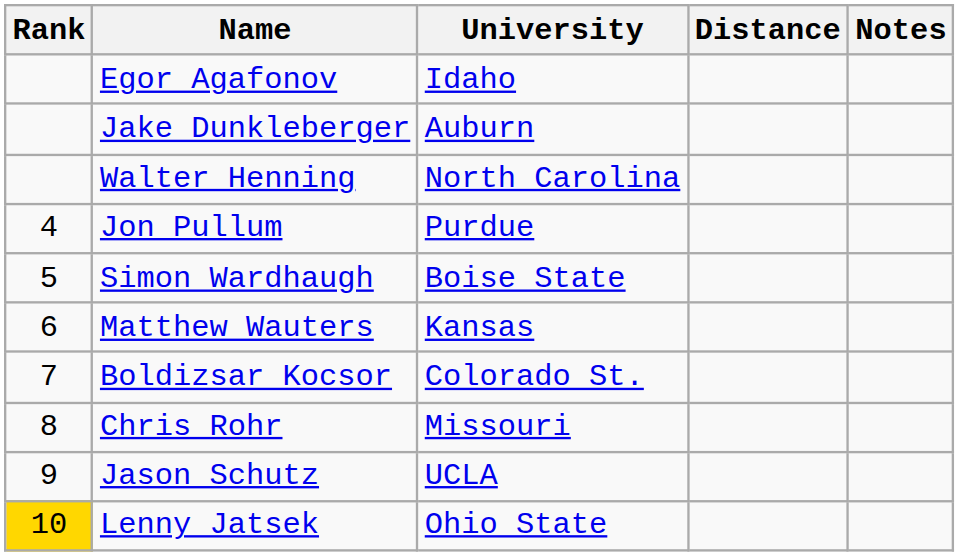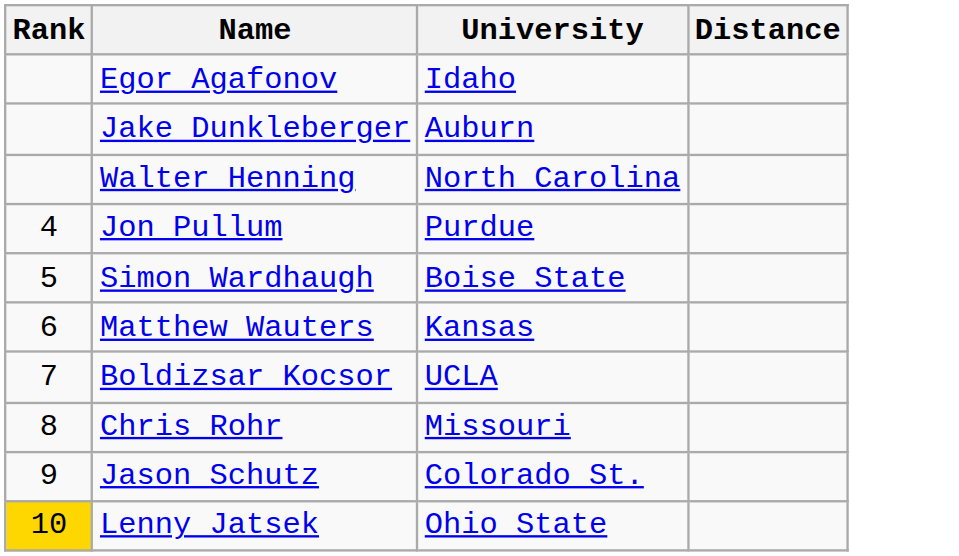- column: (901, 30)
(534, 377) Colorado St. -> (461, 377) UCLA
(461, 476) UCLA -> (534, 476) Colorado St.
